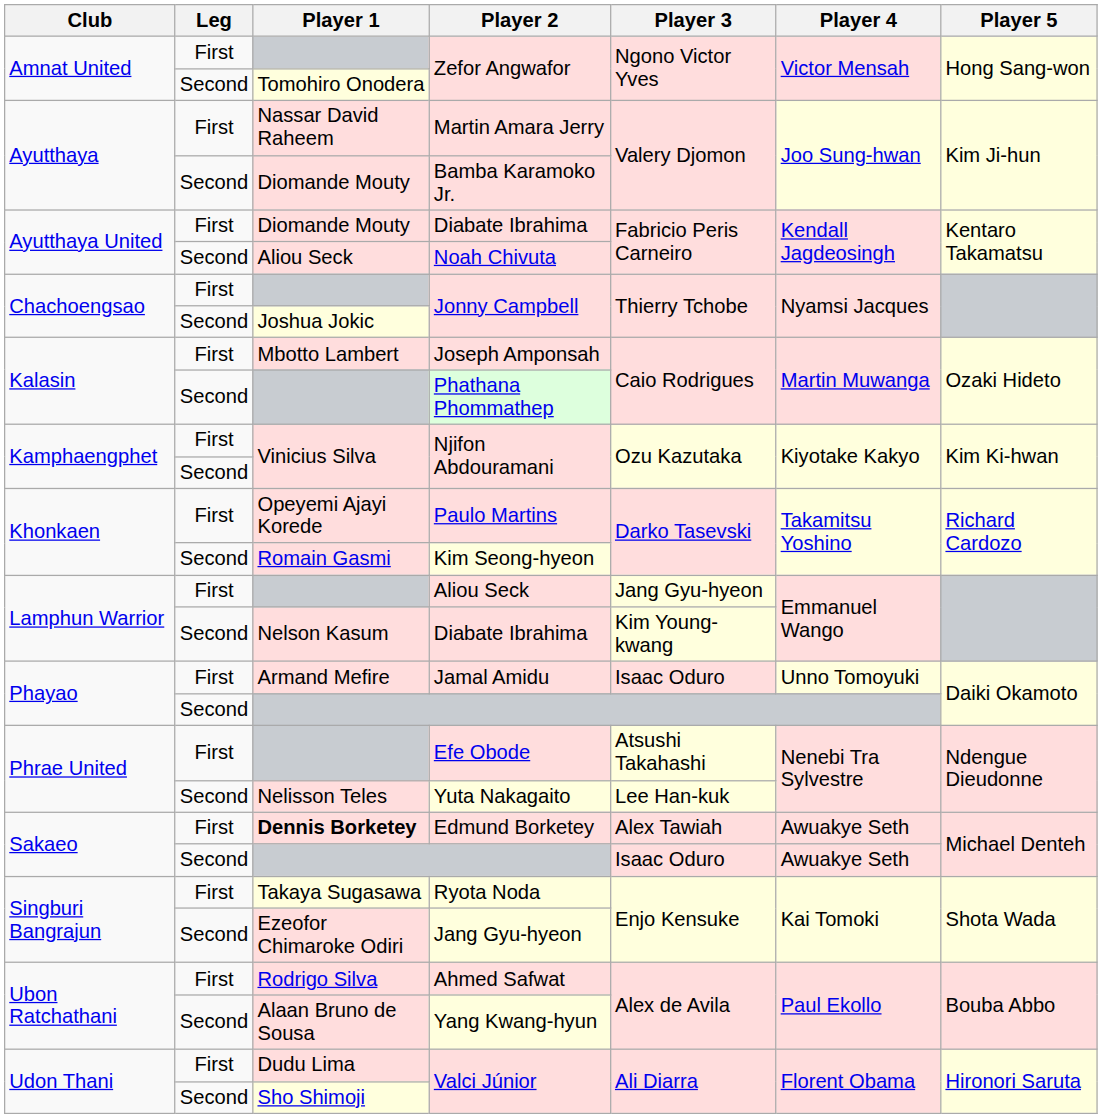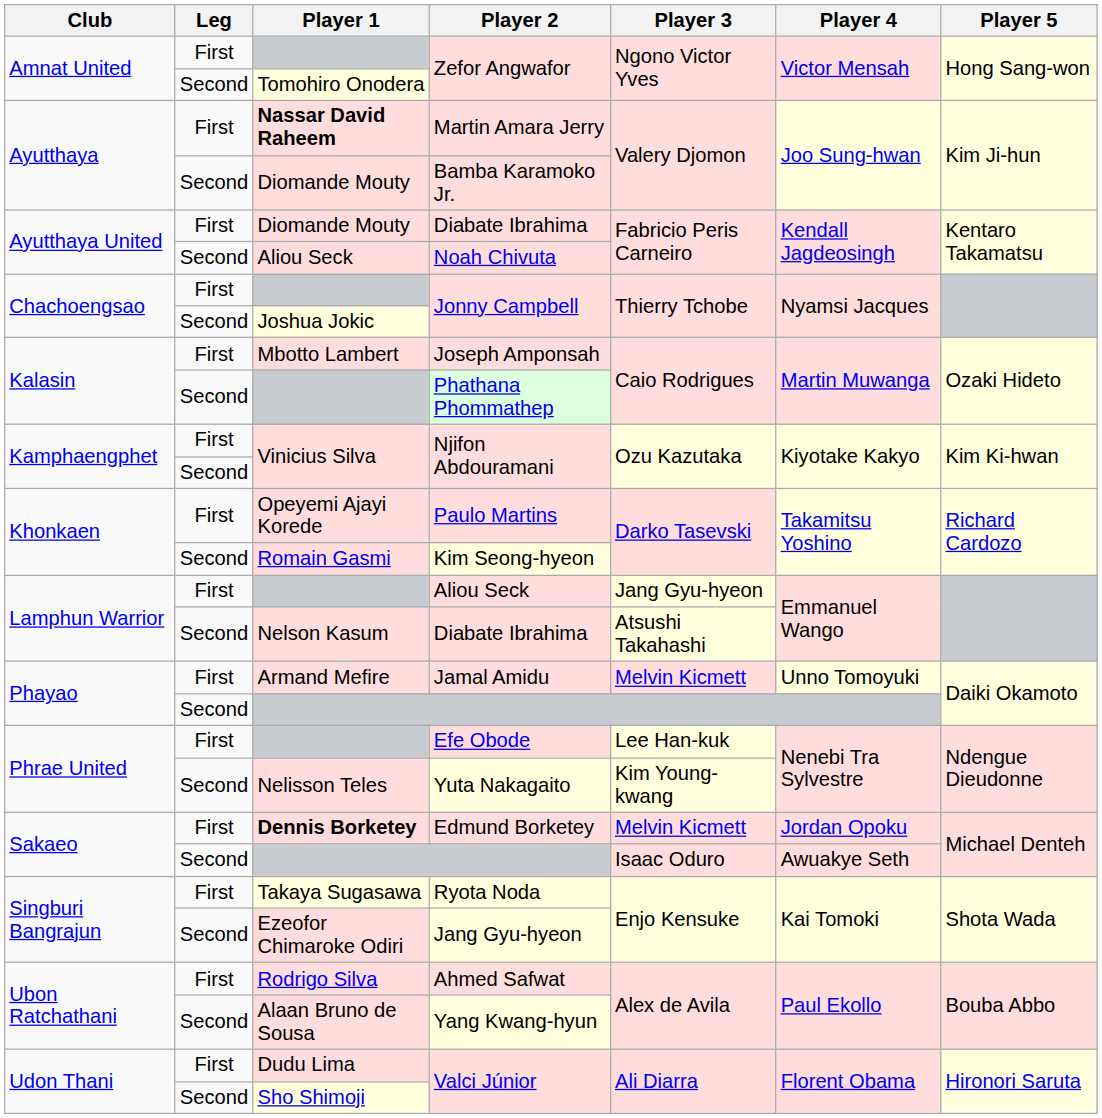(318, 127) normal -> (321, 127) bold
(667, 634) Kim Young-kwang -> (660, 634) Atsushi Takahashi
(670, 677) Isaac Oduro -> (681, 677) Melvin Kicmett
(660, 752) Atsushi Takahashi -> (672, 741) Lee Han-kuk
(672, 796) Lee Han-kuk -> (667, 784) Kim Young-kwang
(669, 827) Alex Tawiah -> (681, 827) Melvin Kicmett
(845, 827) Awuakye Seth -> (844, 827) Jordan Opoku
